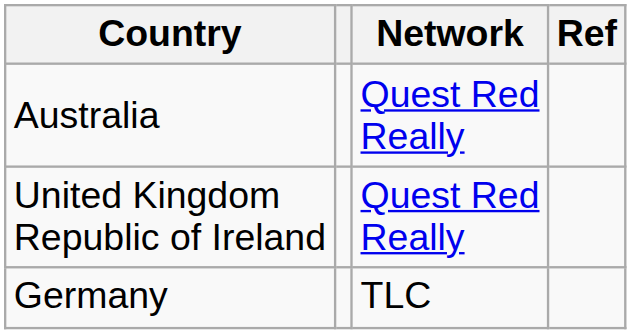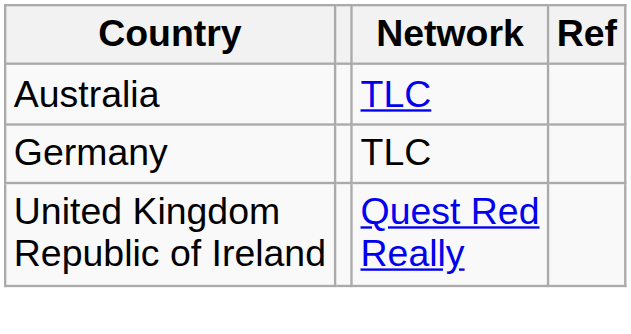(450, 114) Quest Red Really -> (396, 93) TLC
rows swapped: (170, 216) <-> (91, 296)
